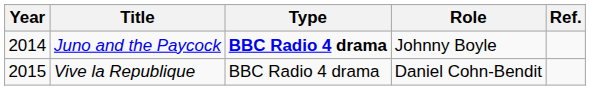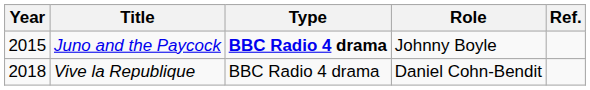(27, 44) 2014 -> (27, 44) 2015
(27, 71) 2015 -> (27, 71) 2018
